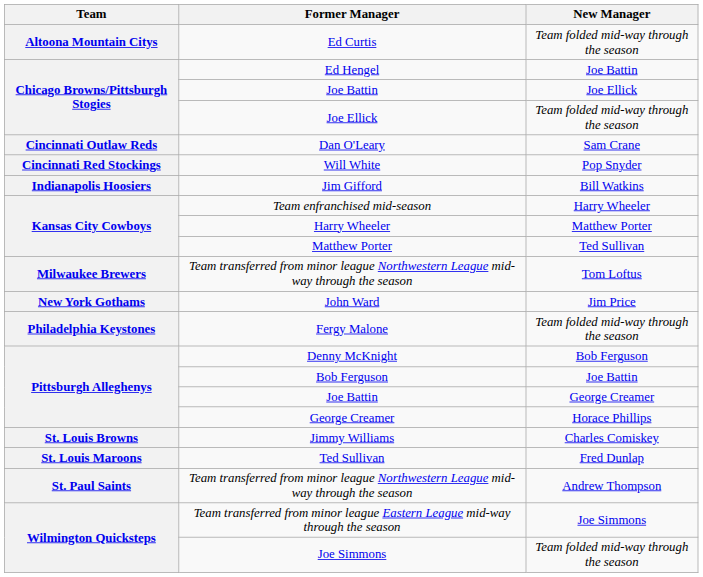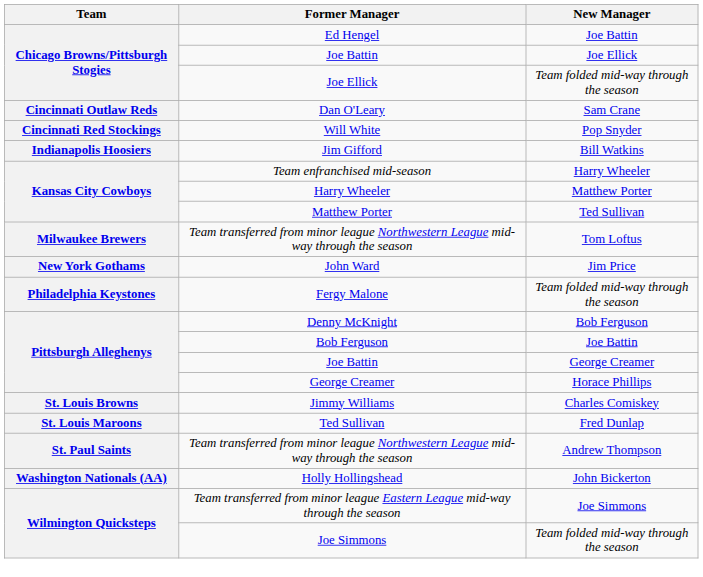- row: (352, 42)
+ row: (352, 478)
